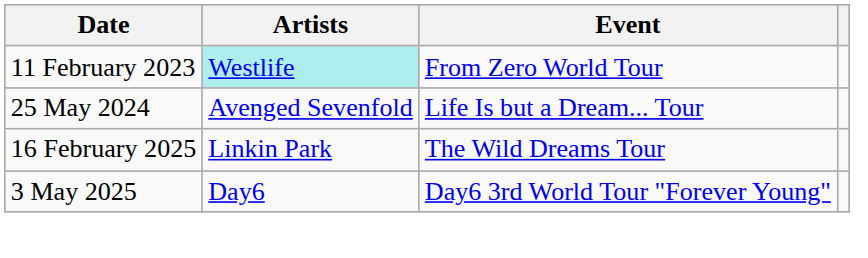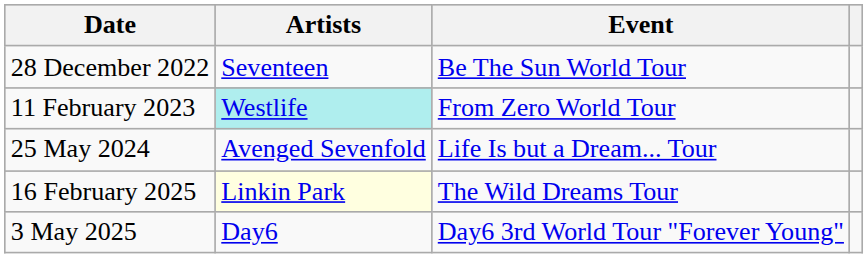+ row: (110, 66)
(270, 149) no background -> (283, 190) lightyellow background
